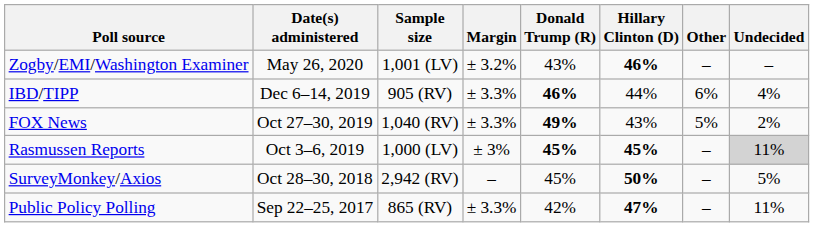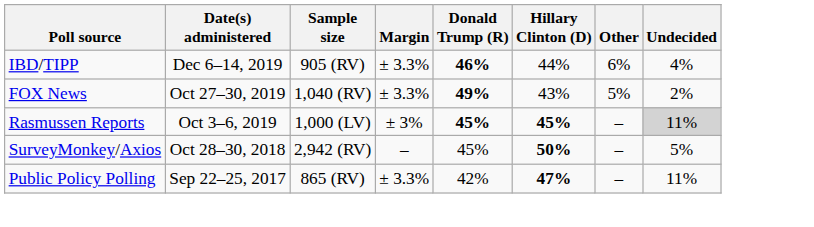- row: (129, 64)
